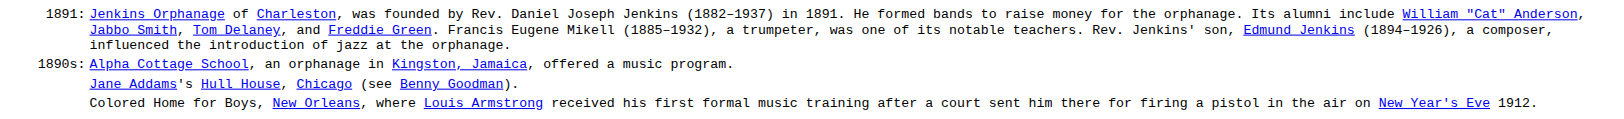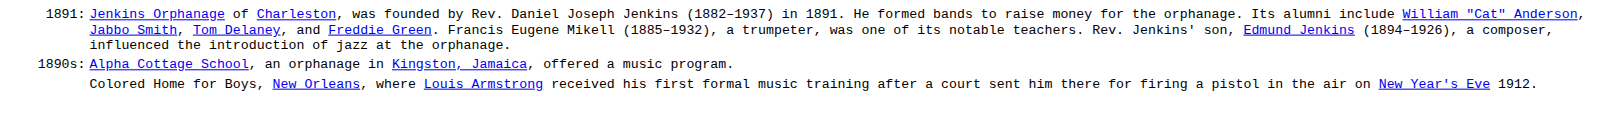- row: (304, 84)
